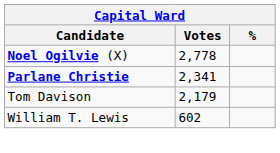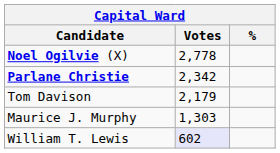(197, 76) 2,341 -> (197, 76) 2,342
+ row: (72, 118)
(190, 118) no background -> (190, 138) lavender background
